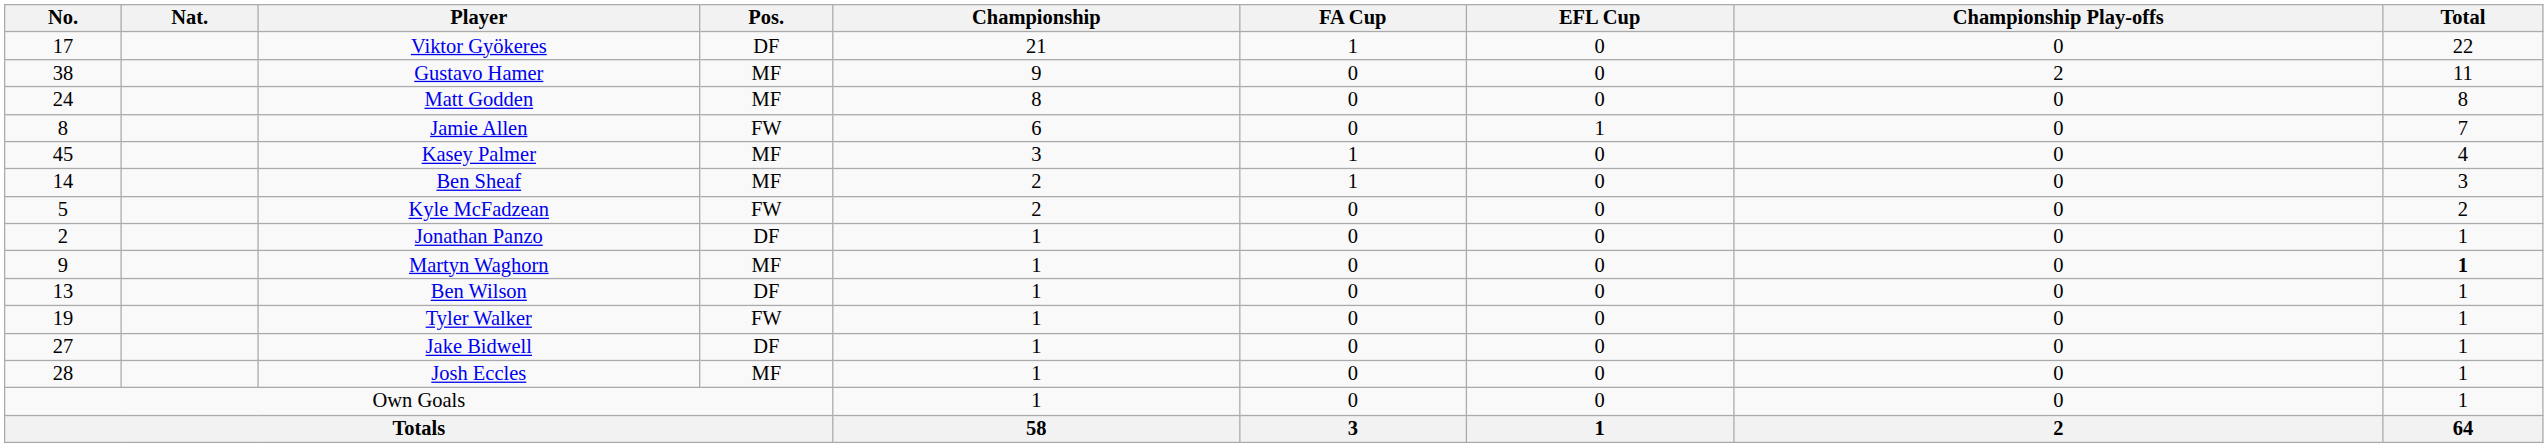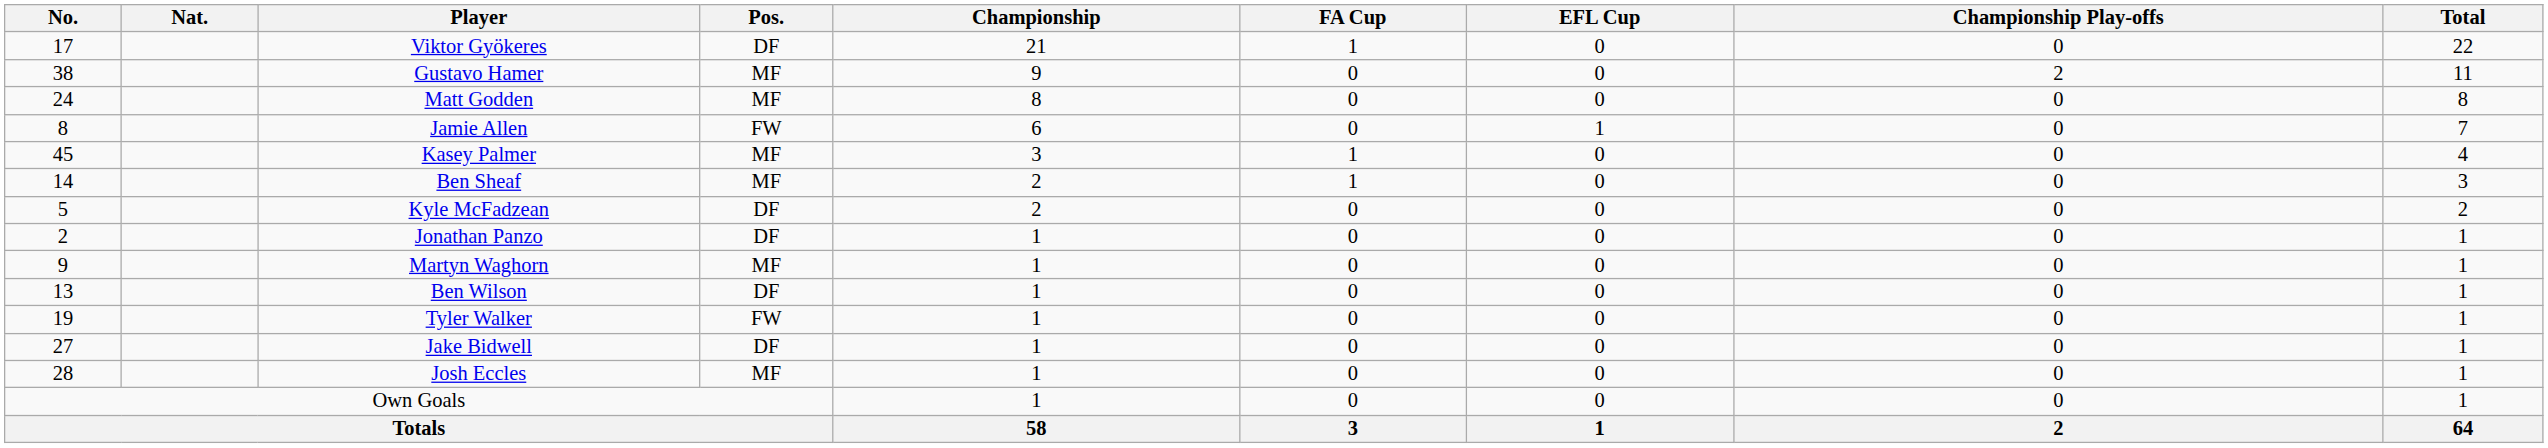(766, 209) FW -> (766, 209) DF
(2463, 264) bold -> (2463, 264) normal
